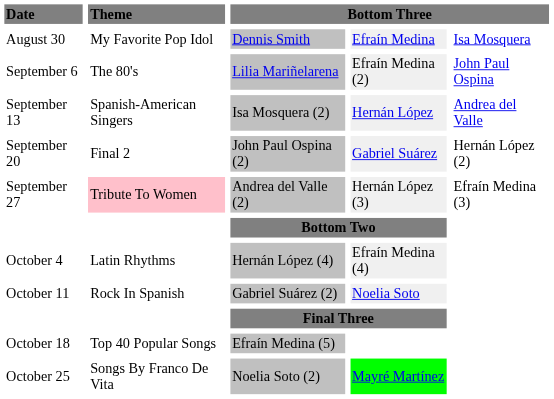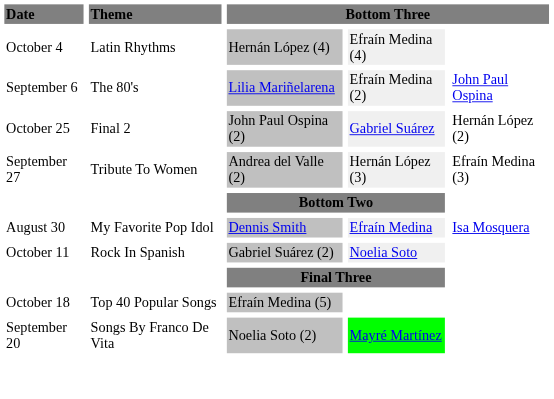rows swapped: (271, 39) <-> (283, 260)
- row: (281, 112)
(37, 153) September 20 -> (38, 128) October 25
(144, 194) pink background -> (144, 169) no background
(38, 376) October 25 -> (37, 335) September 20
